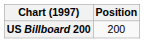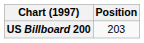(116, 29) 200 -> (116, 29) 203
